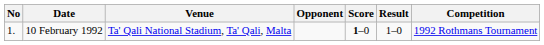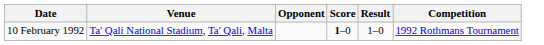- column: (14, 13)
